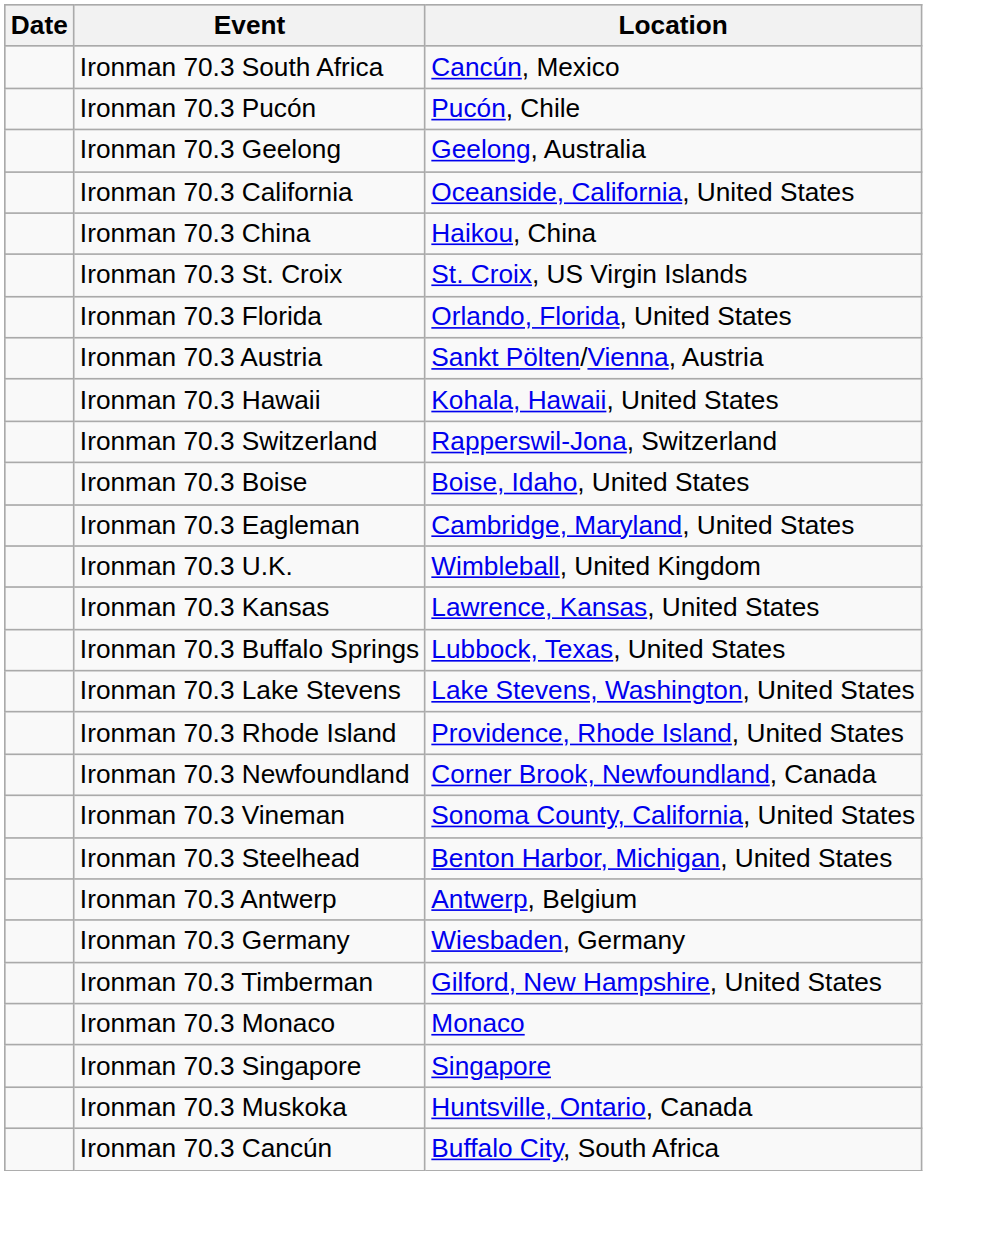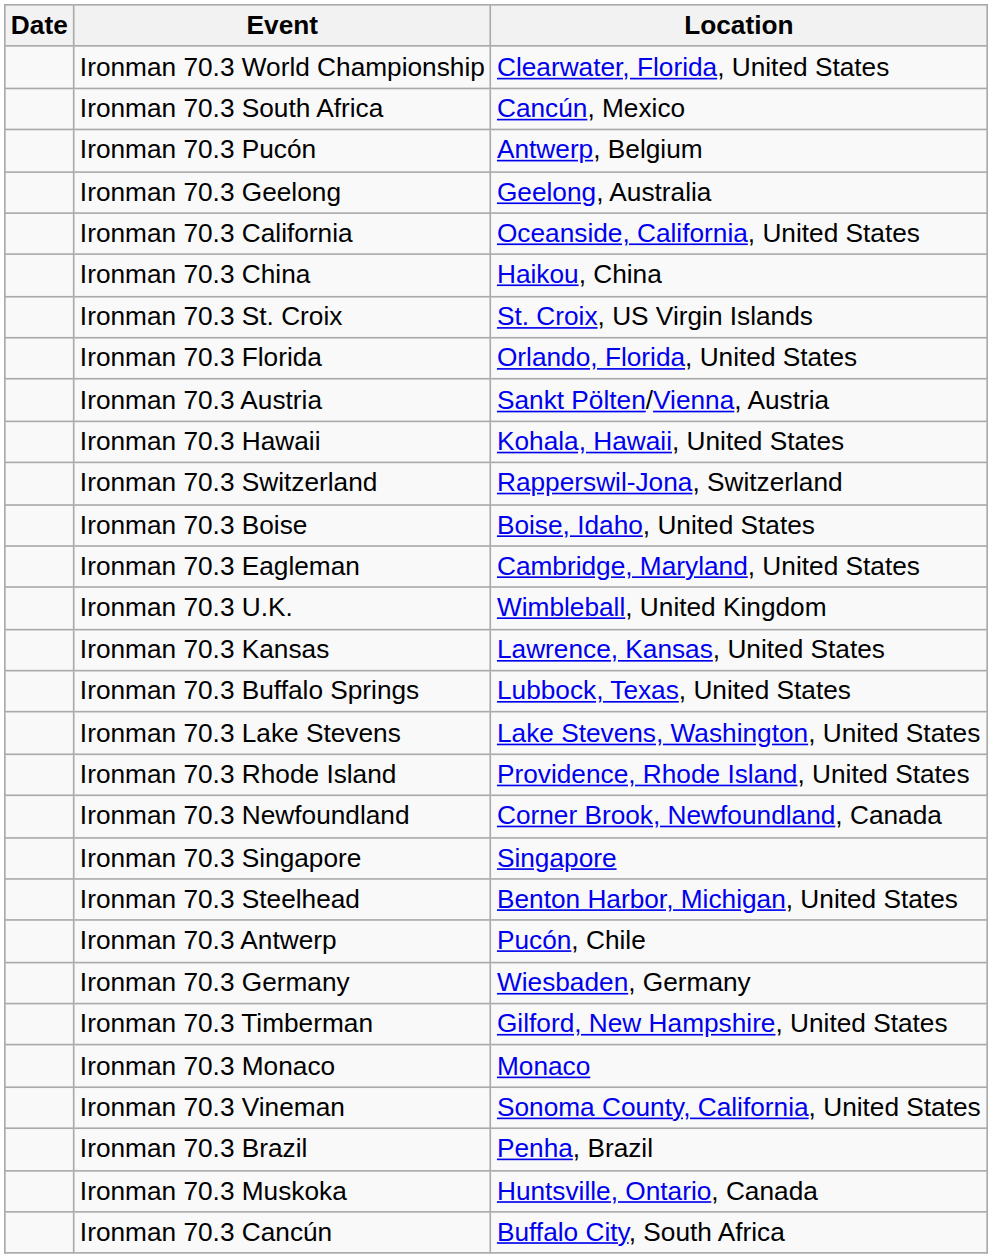+ row: (282, 66)
(506, 108) Pucón, Chile -> (600, 150) Antwerp, Belgium
rows swapped: (212, 815) <-> (221, 1065)
(534, 899) Antwerp, Belgium -> (571, 940) Pucón, Chile
+ row: (194, 1148)
